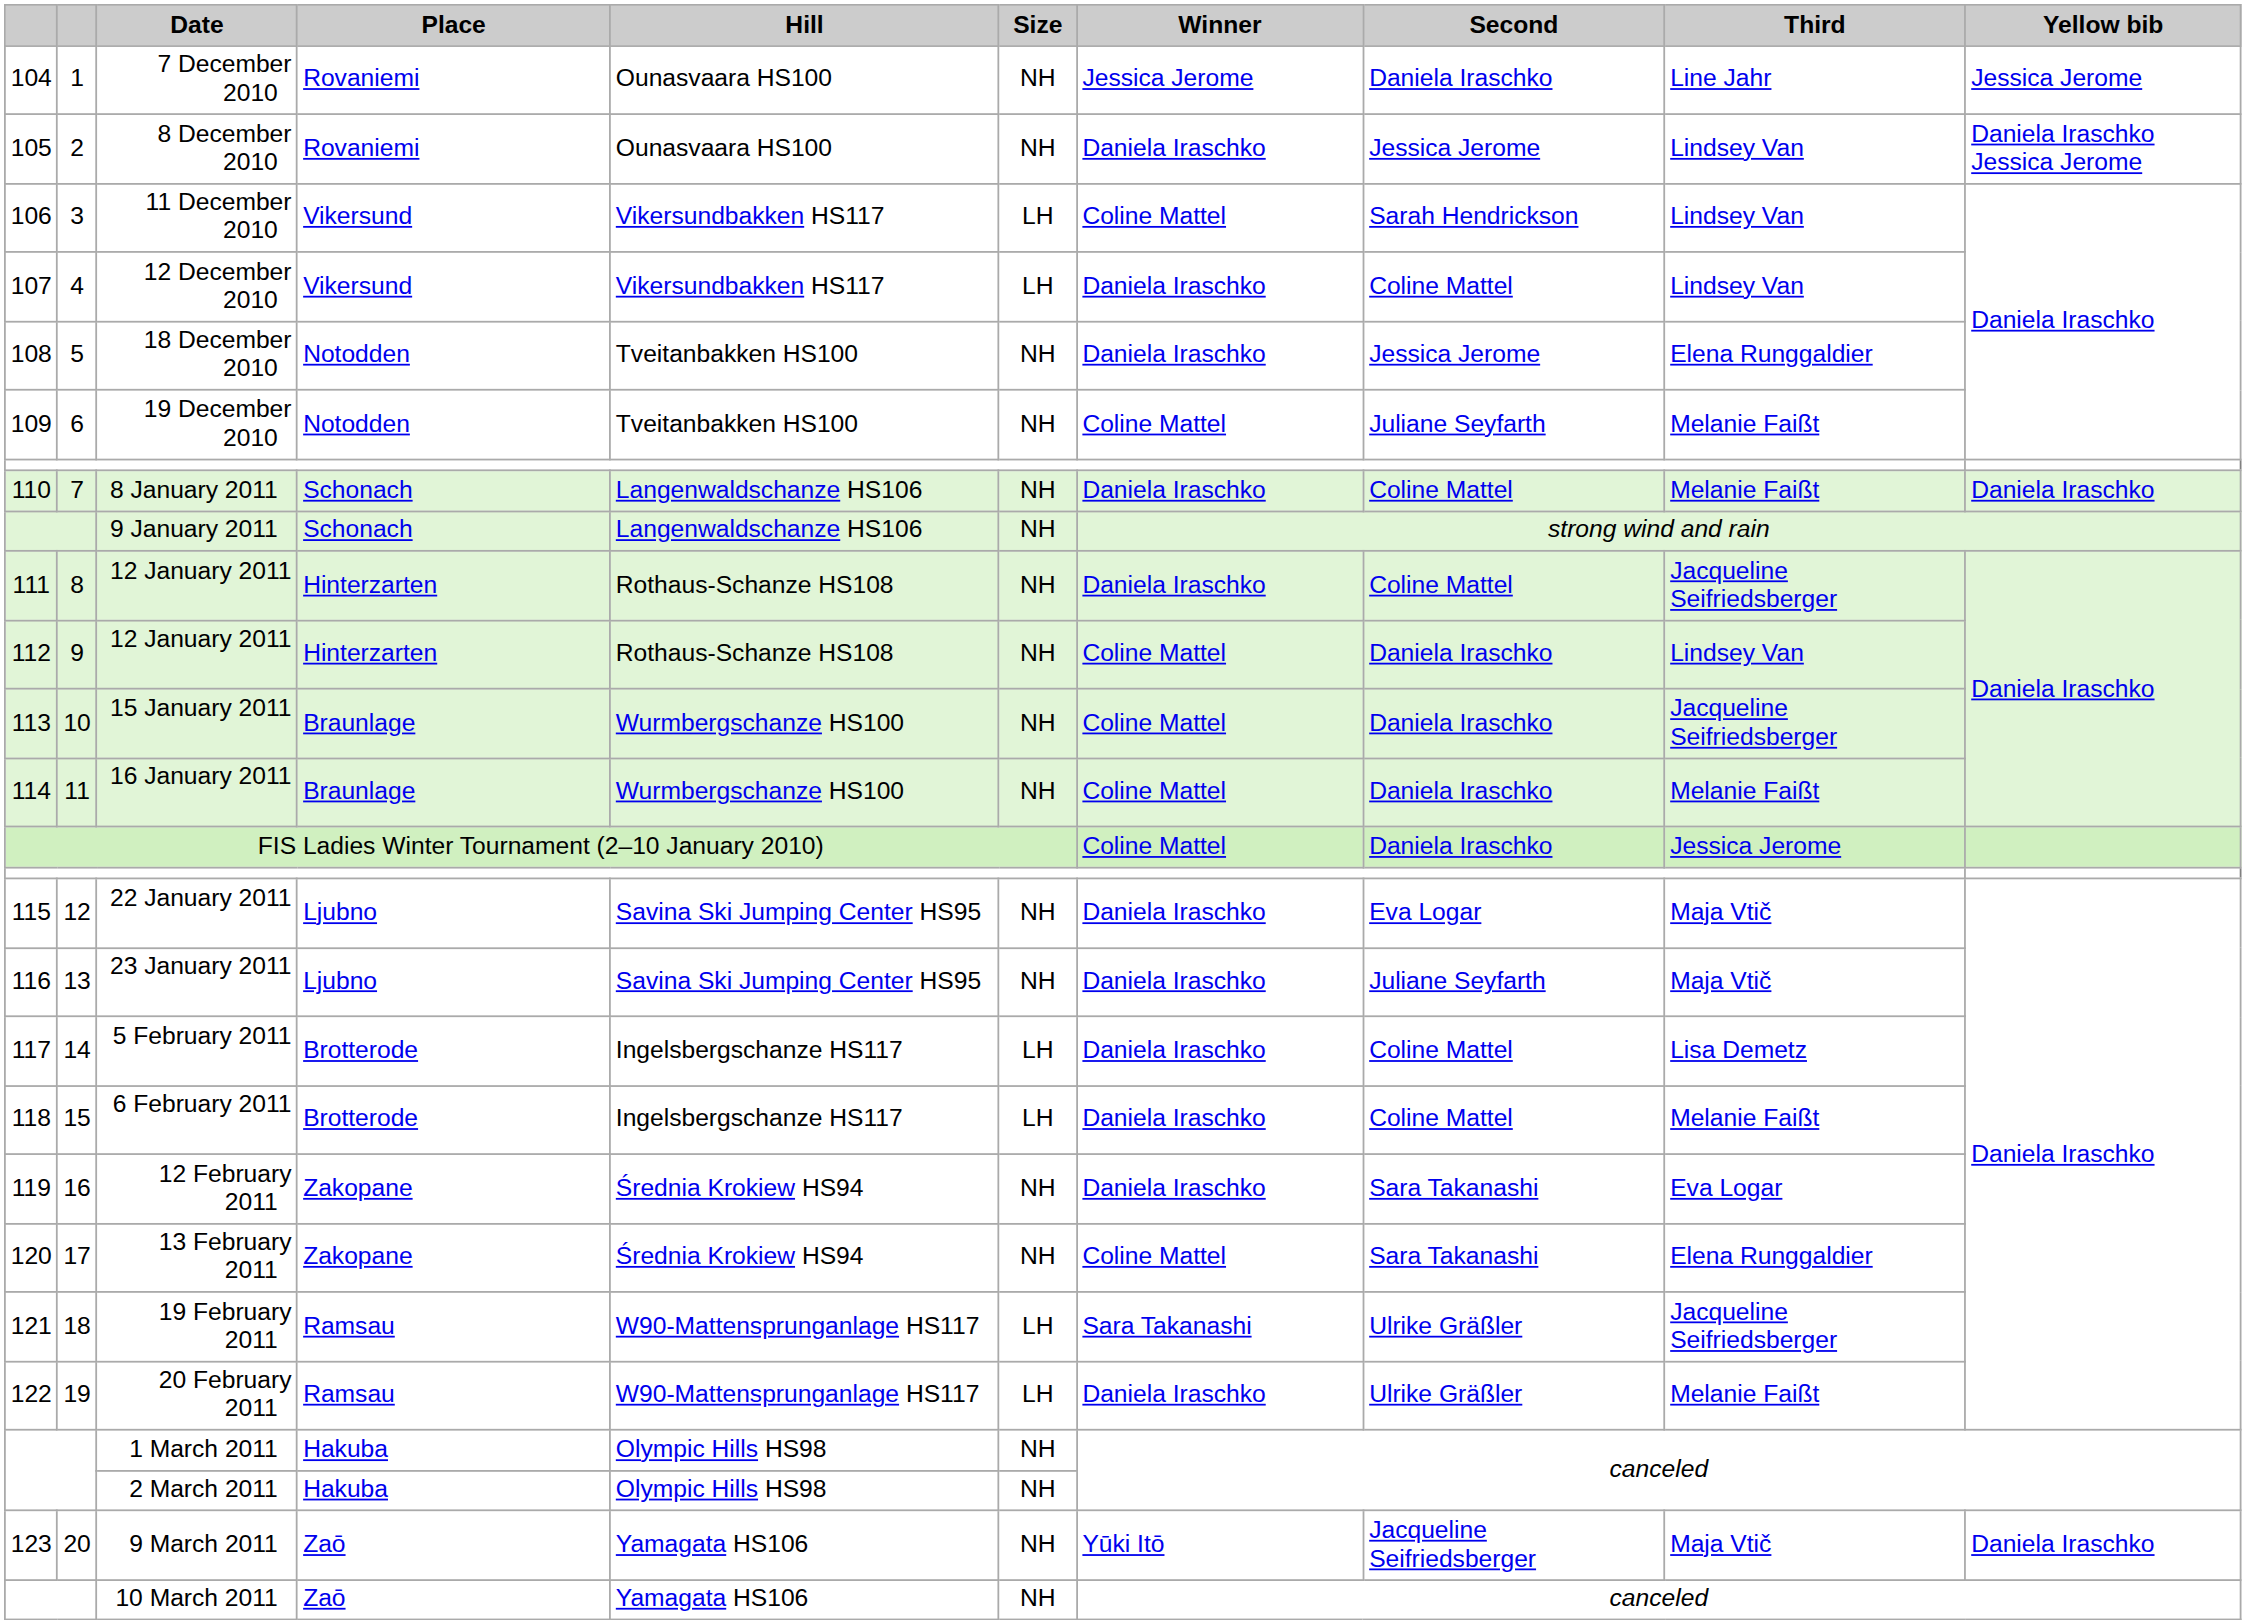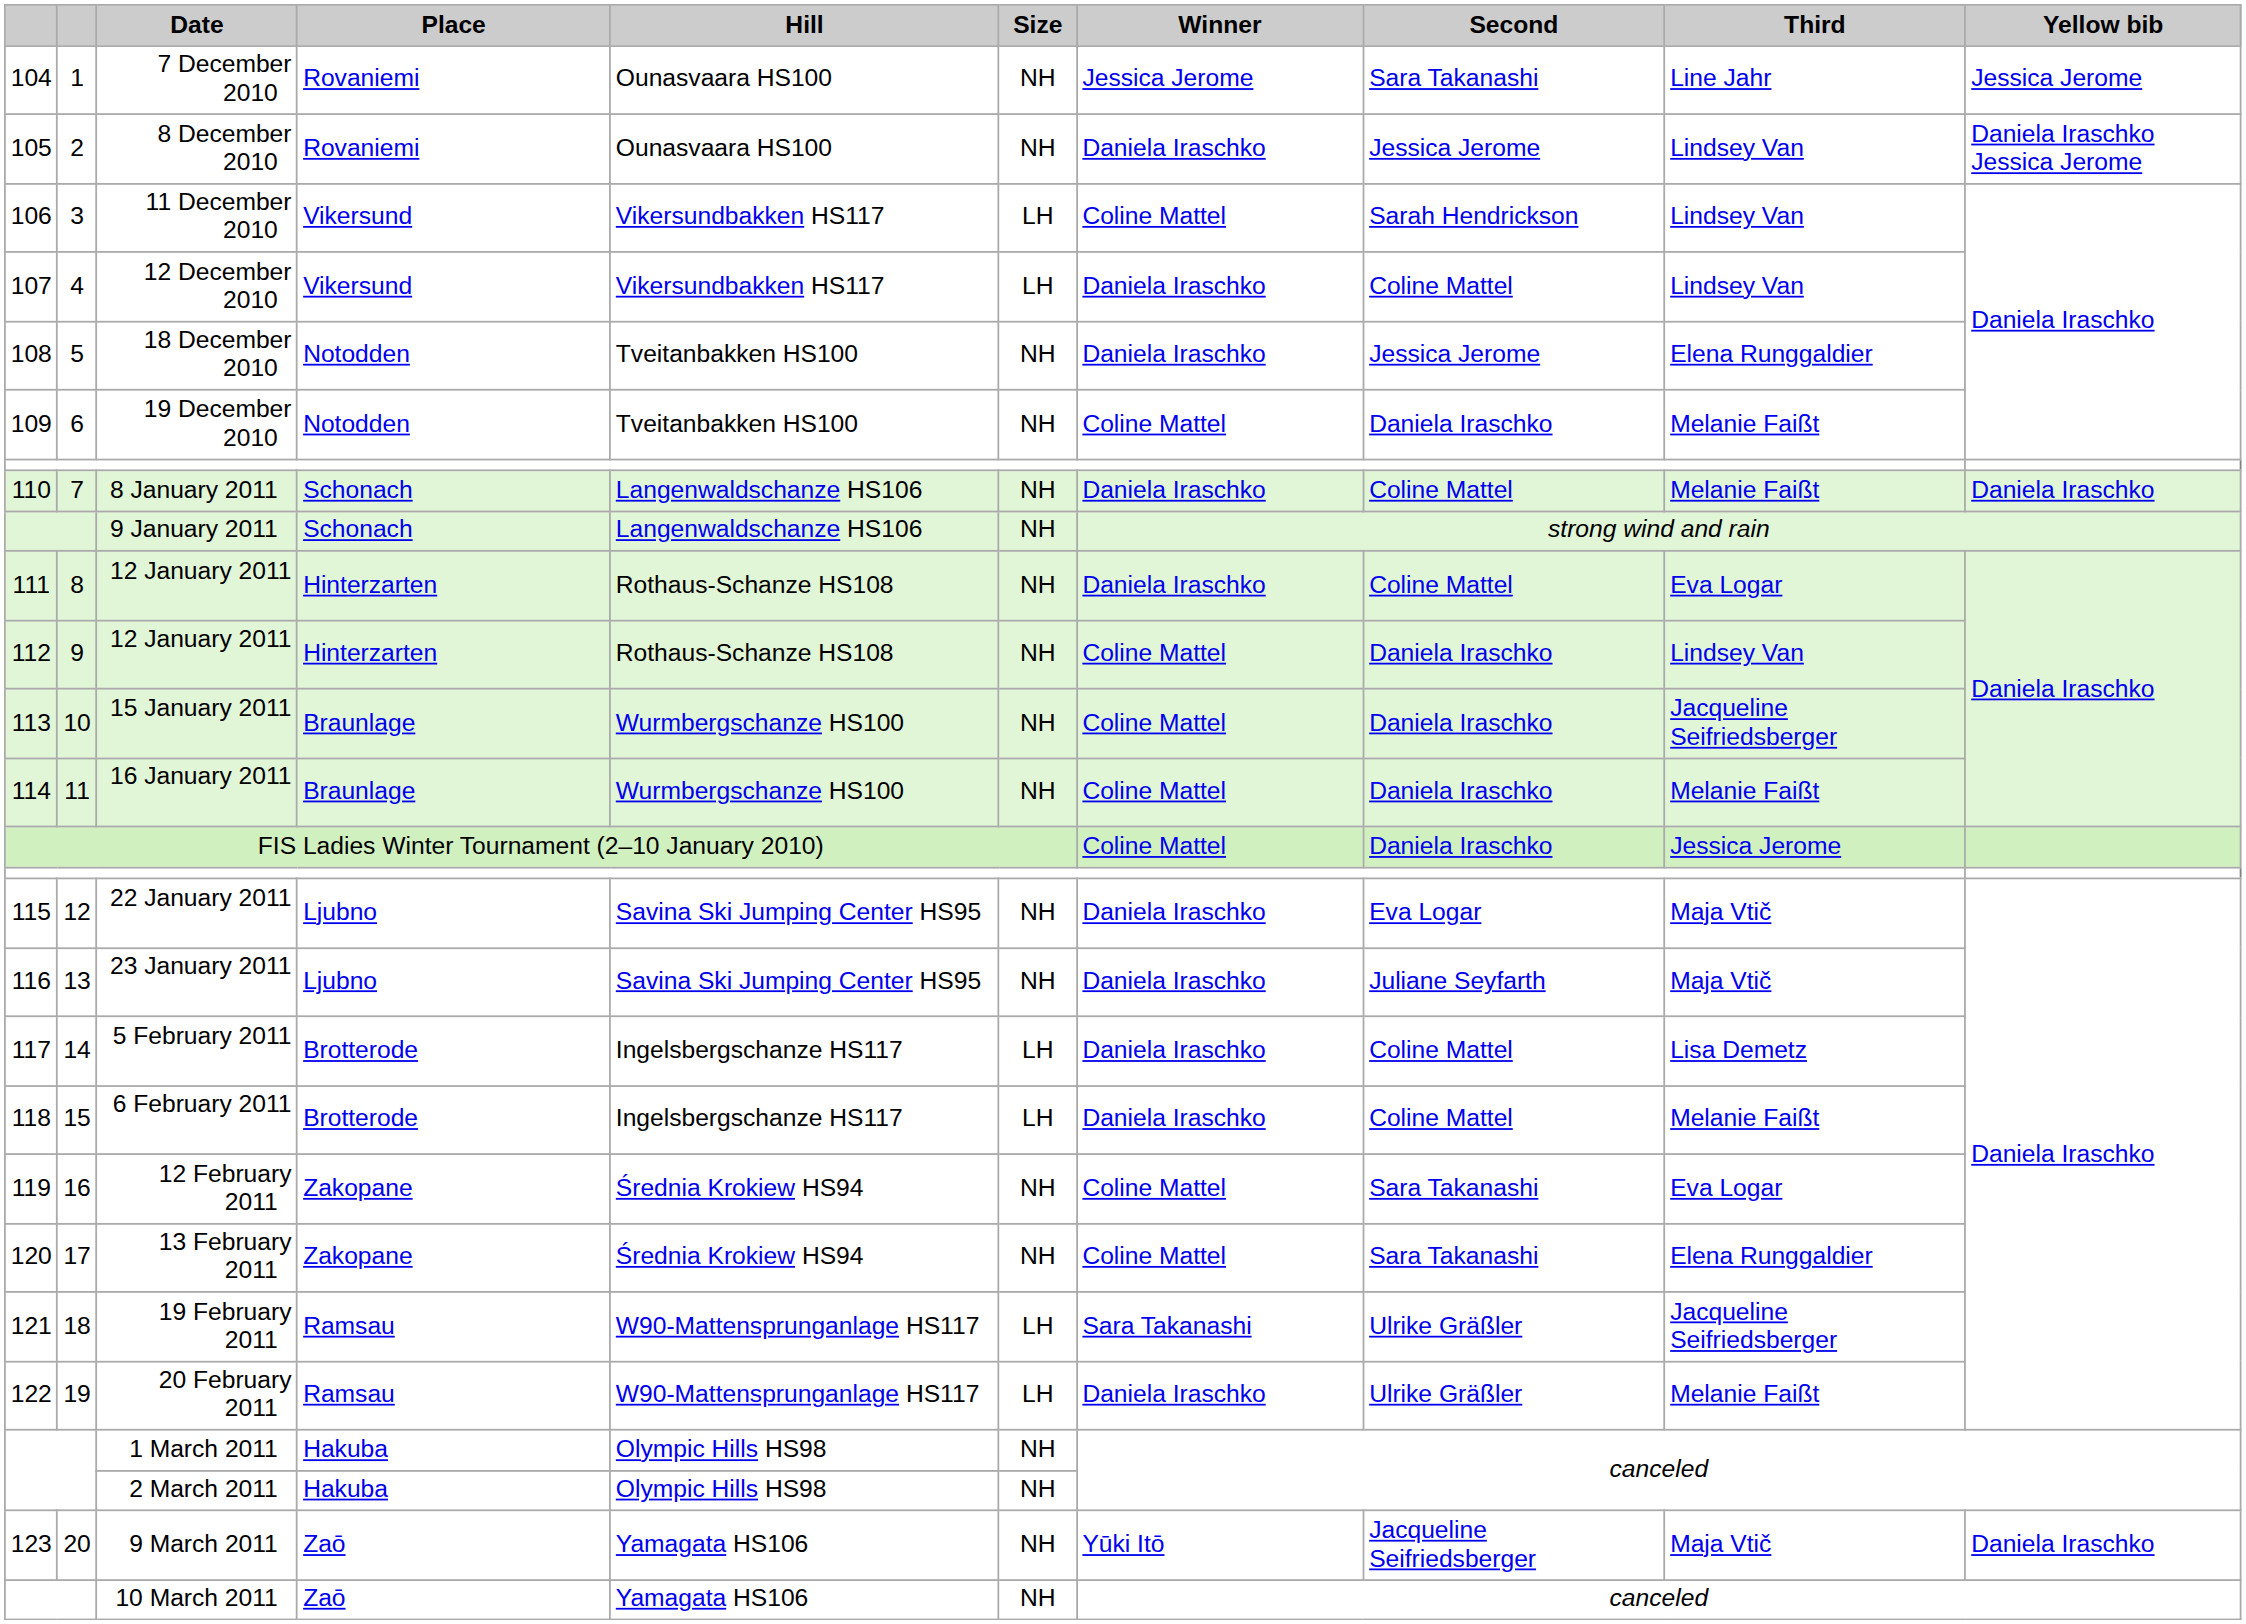(1461, 78) Daniela Iraschko -> (1454, 78) Sara Takanashi
(1457, 423) Juliane Seyfarth -> (1461, 423) Daniela Iraschko
(1754, 584) Jacqueline Seifriedsberger -> (1726, 584) Eva Logar
(1174, 1187) Daniela Iraschko -> (1154, 1187) Coline Mattel
